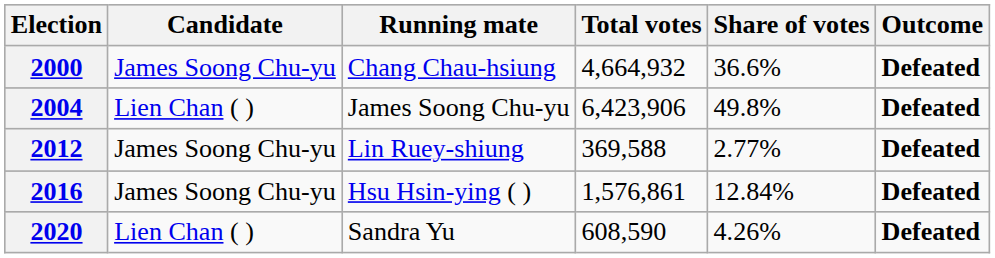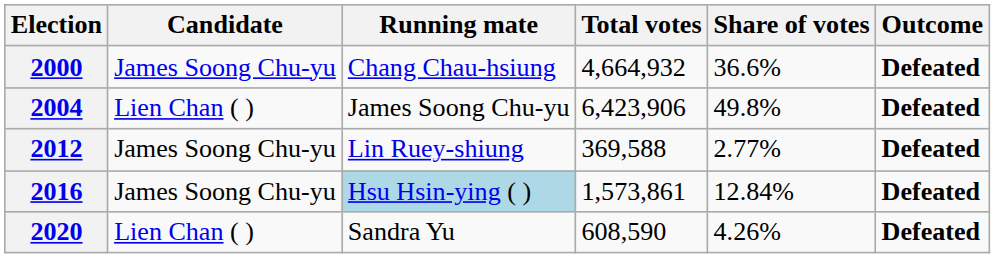(439, 190) no background -> (439, 190) lightblue background
(634, 190) 1,576,861 -> (634, 190) 1,573,861
